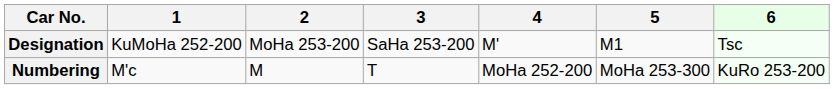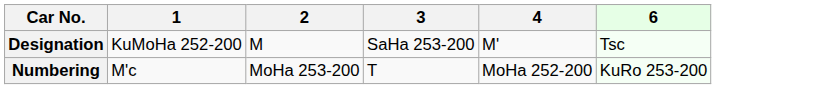- column: (655, 17)
(304, 44) MoHa 253-200 -> (256, 44) M
(256, 70) M -> (304, 70) MoHa 253-200
